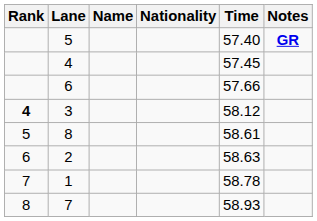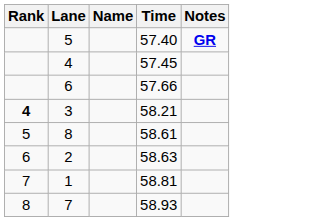- column: (178, 16)
(242, 110) 58.12 -> (159, 110) 58.21
(242, 181) 58.78 -> (159, 181) 58.81
